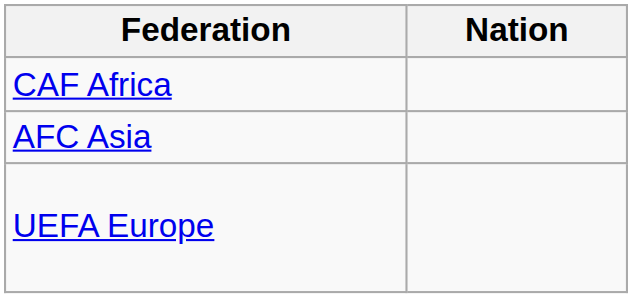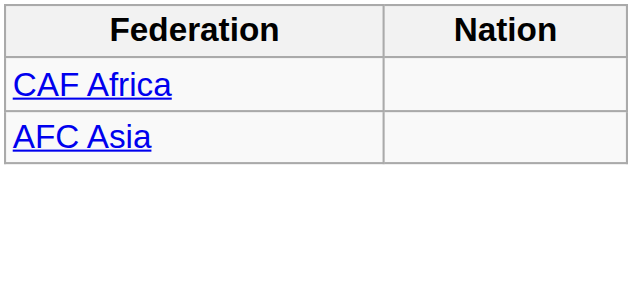- row: (114, 226)
